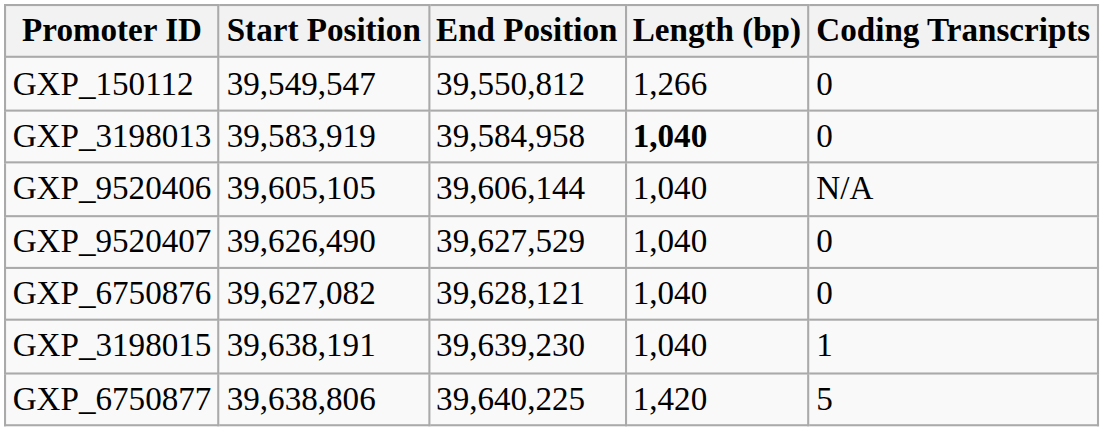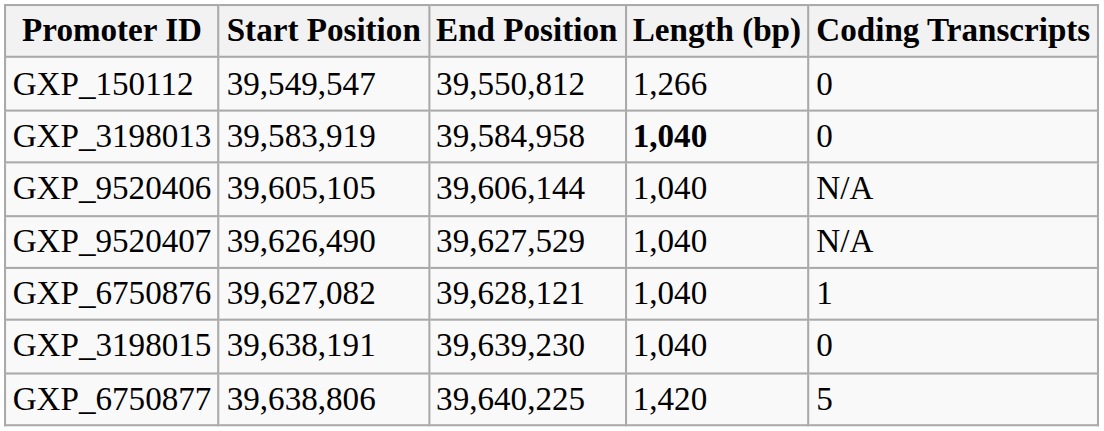(825, 240) 0 -> (845, 240) N/A
(825, 293) 0 -> (825, 293) 1
(825, 345) 1 -> (825, 345) 0
